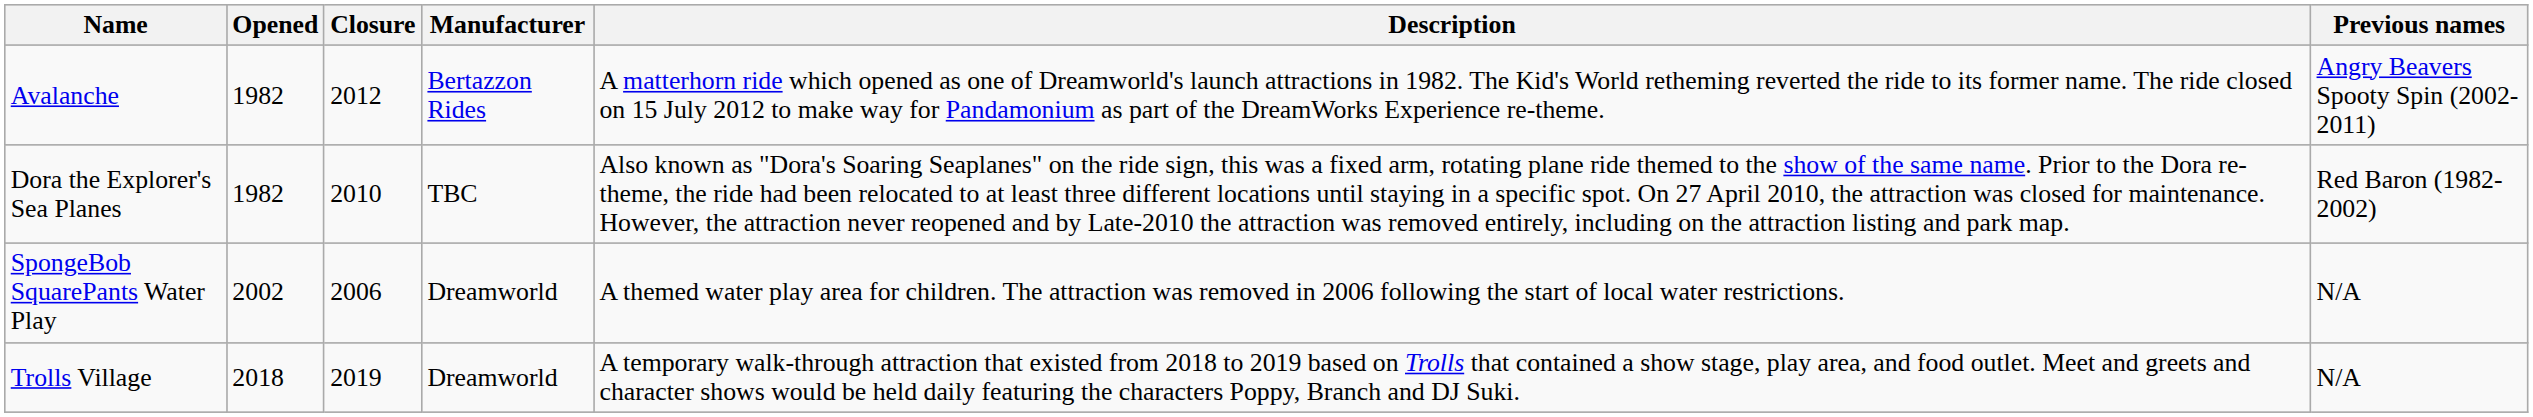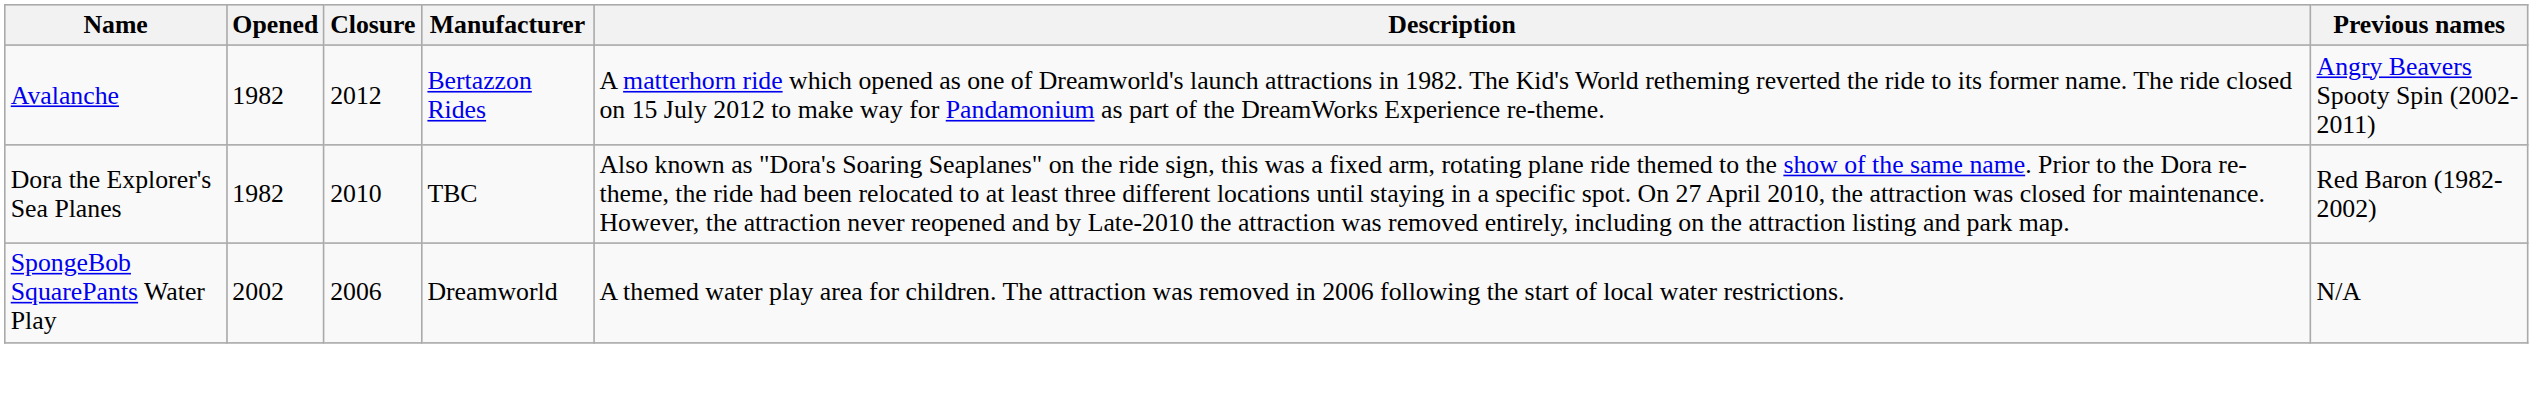- row: (81, 376)
